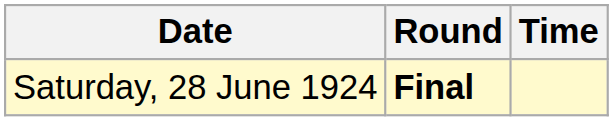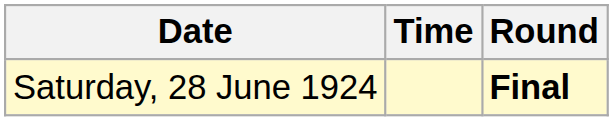columns swapped: (559, 31) <-> (448, 31)
